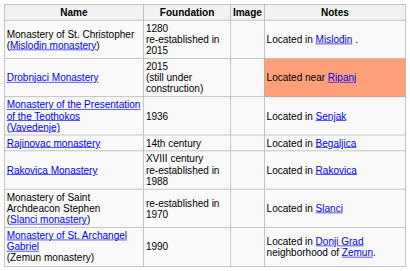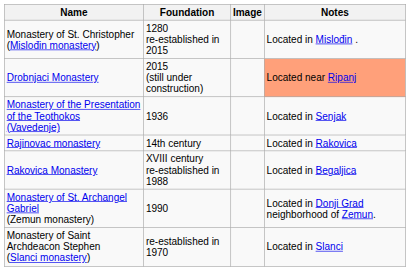(311, 143) Located in Begaljica -> (312, 143) Located in Rakovica
(312, 170) Located in Rakovica -> (311, 170) Located in Begaljica
rows swapped: (67, 247) <-> (53, 209)
